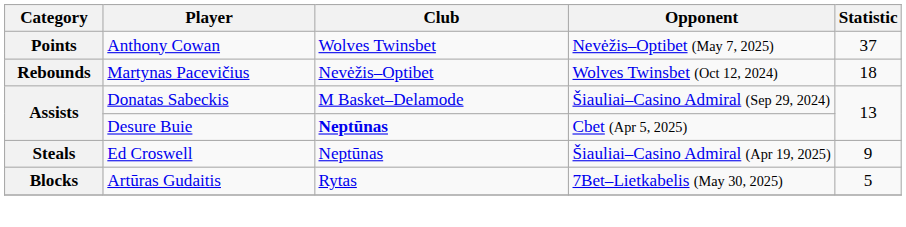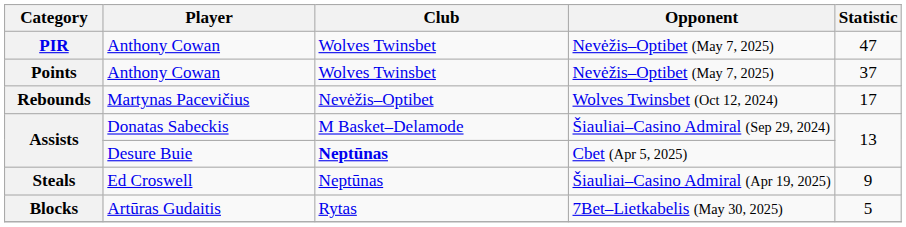+ row: (54, 45)
(868, 72) 18 -> (868, 99) 17
